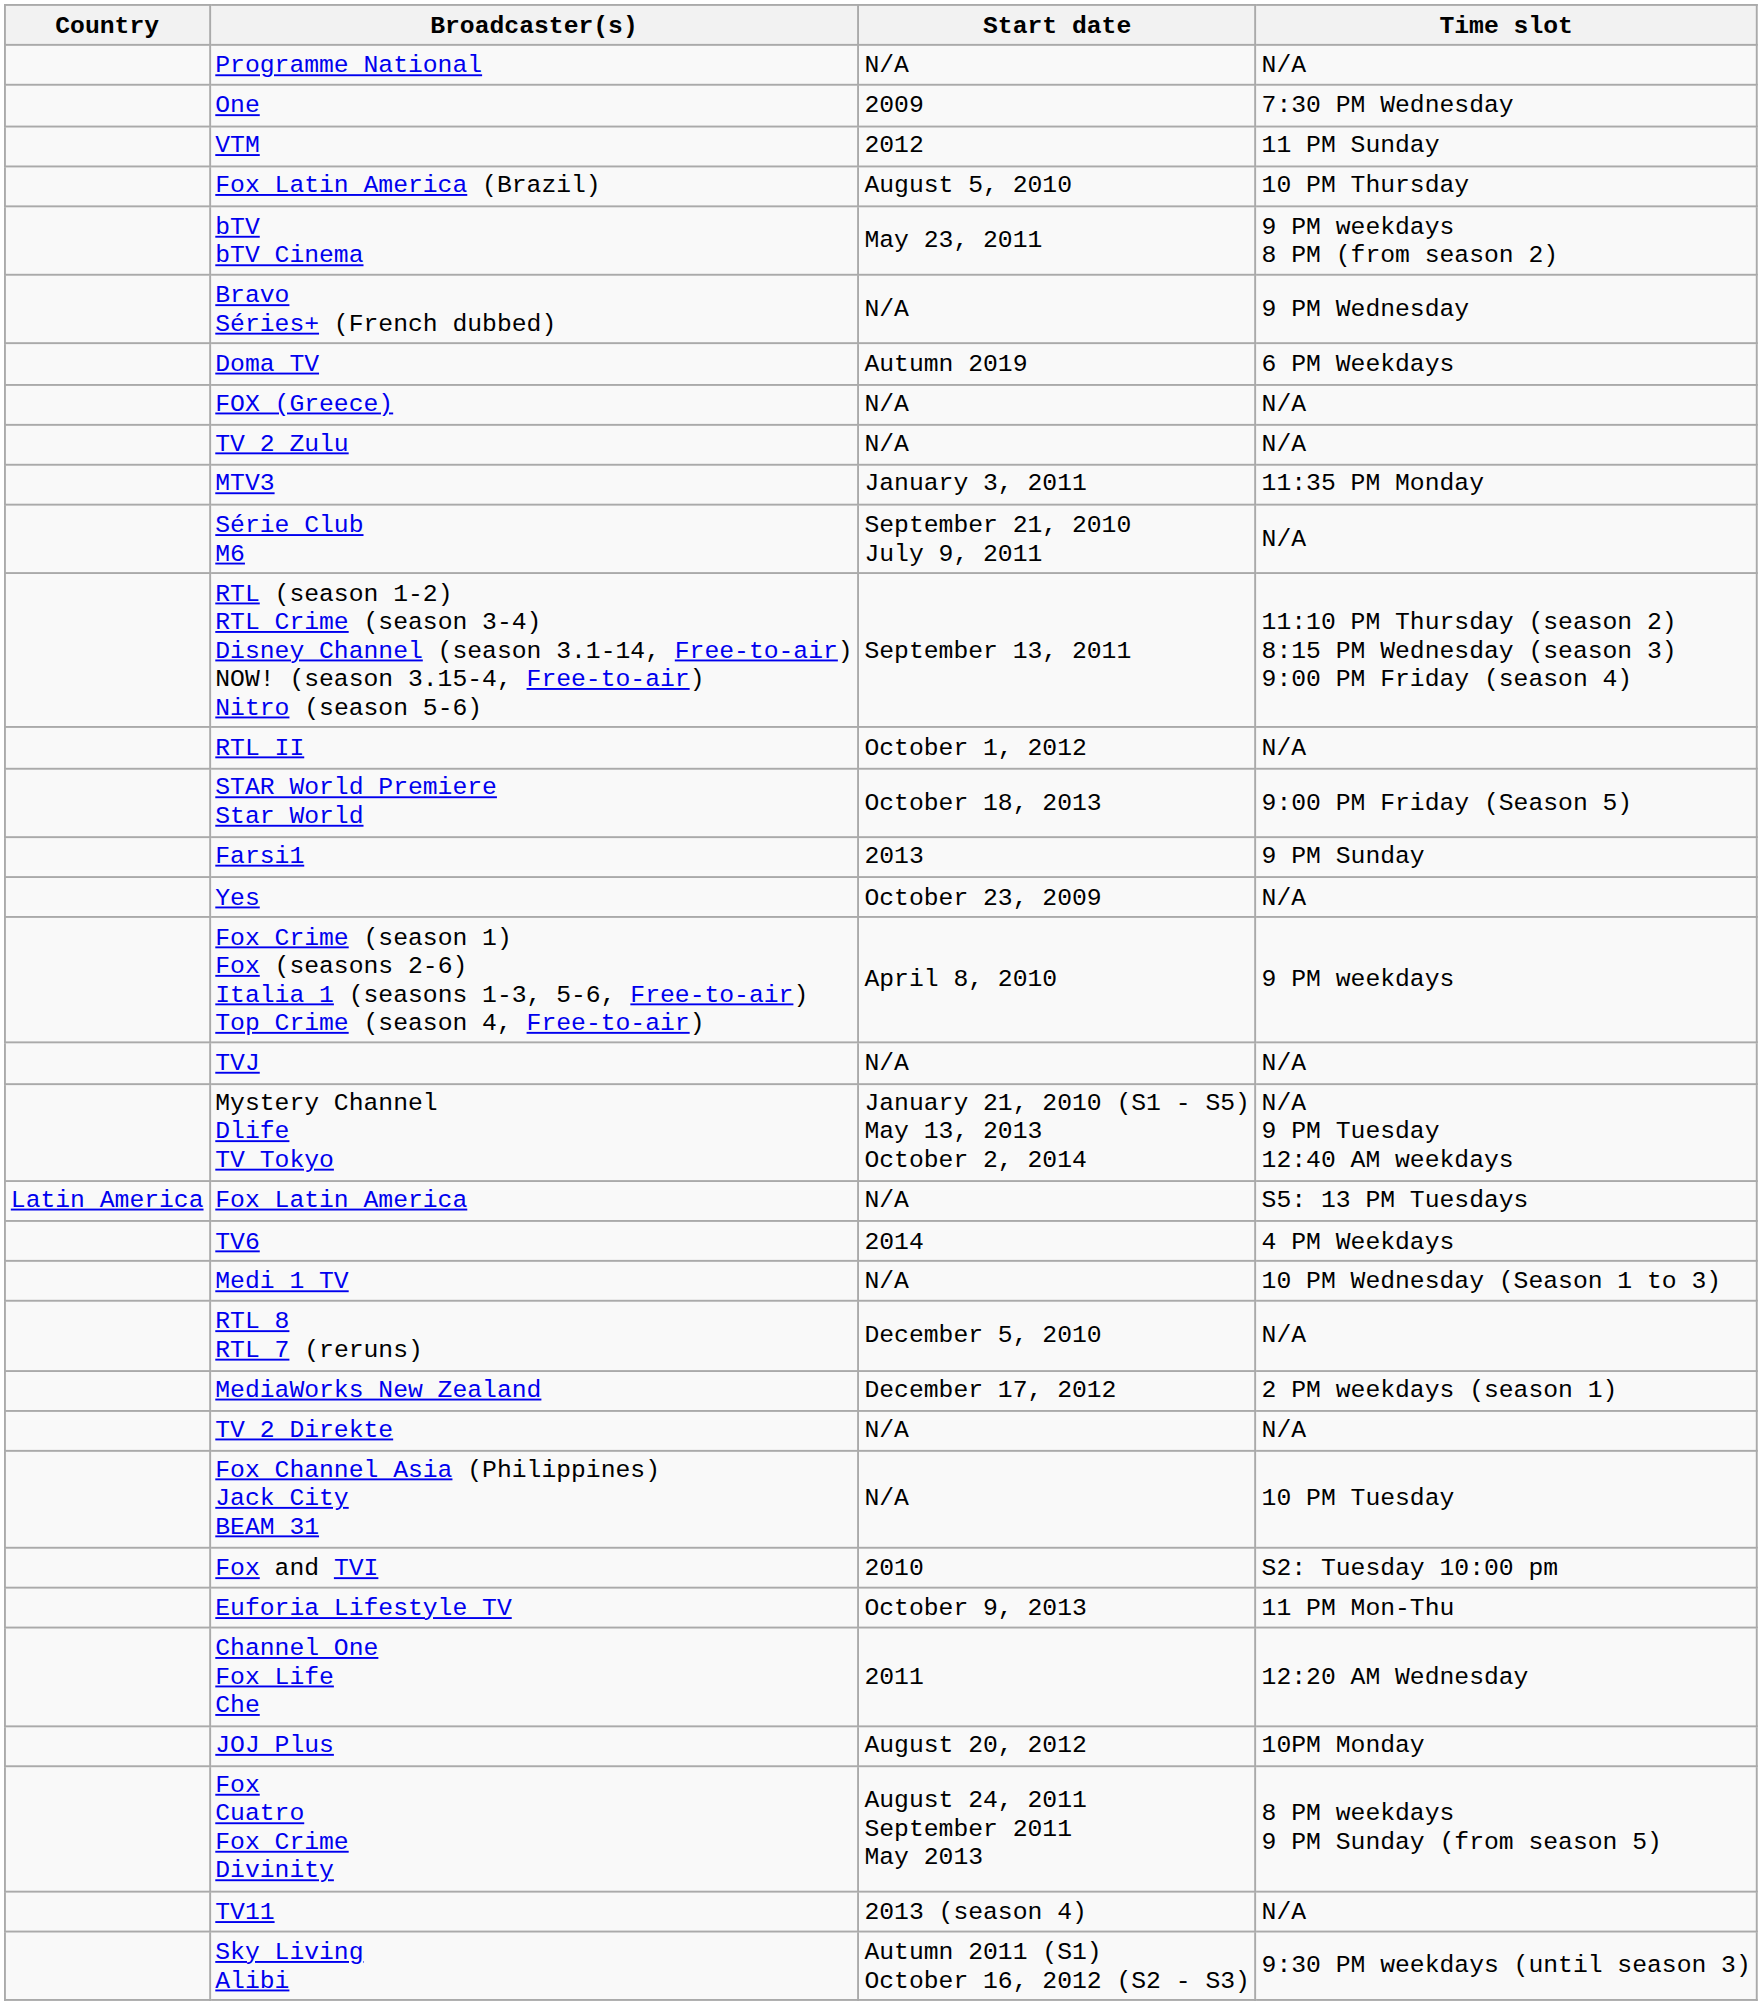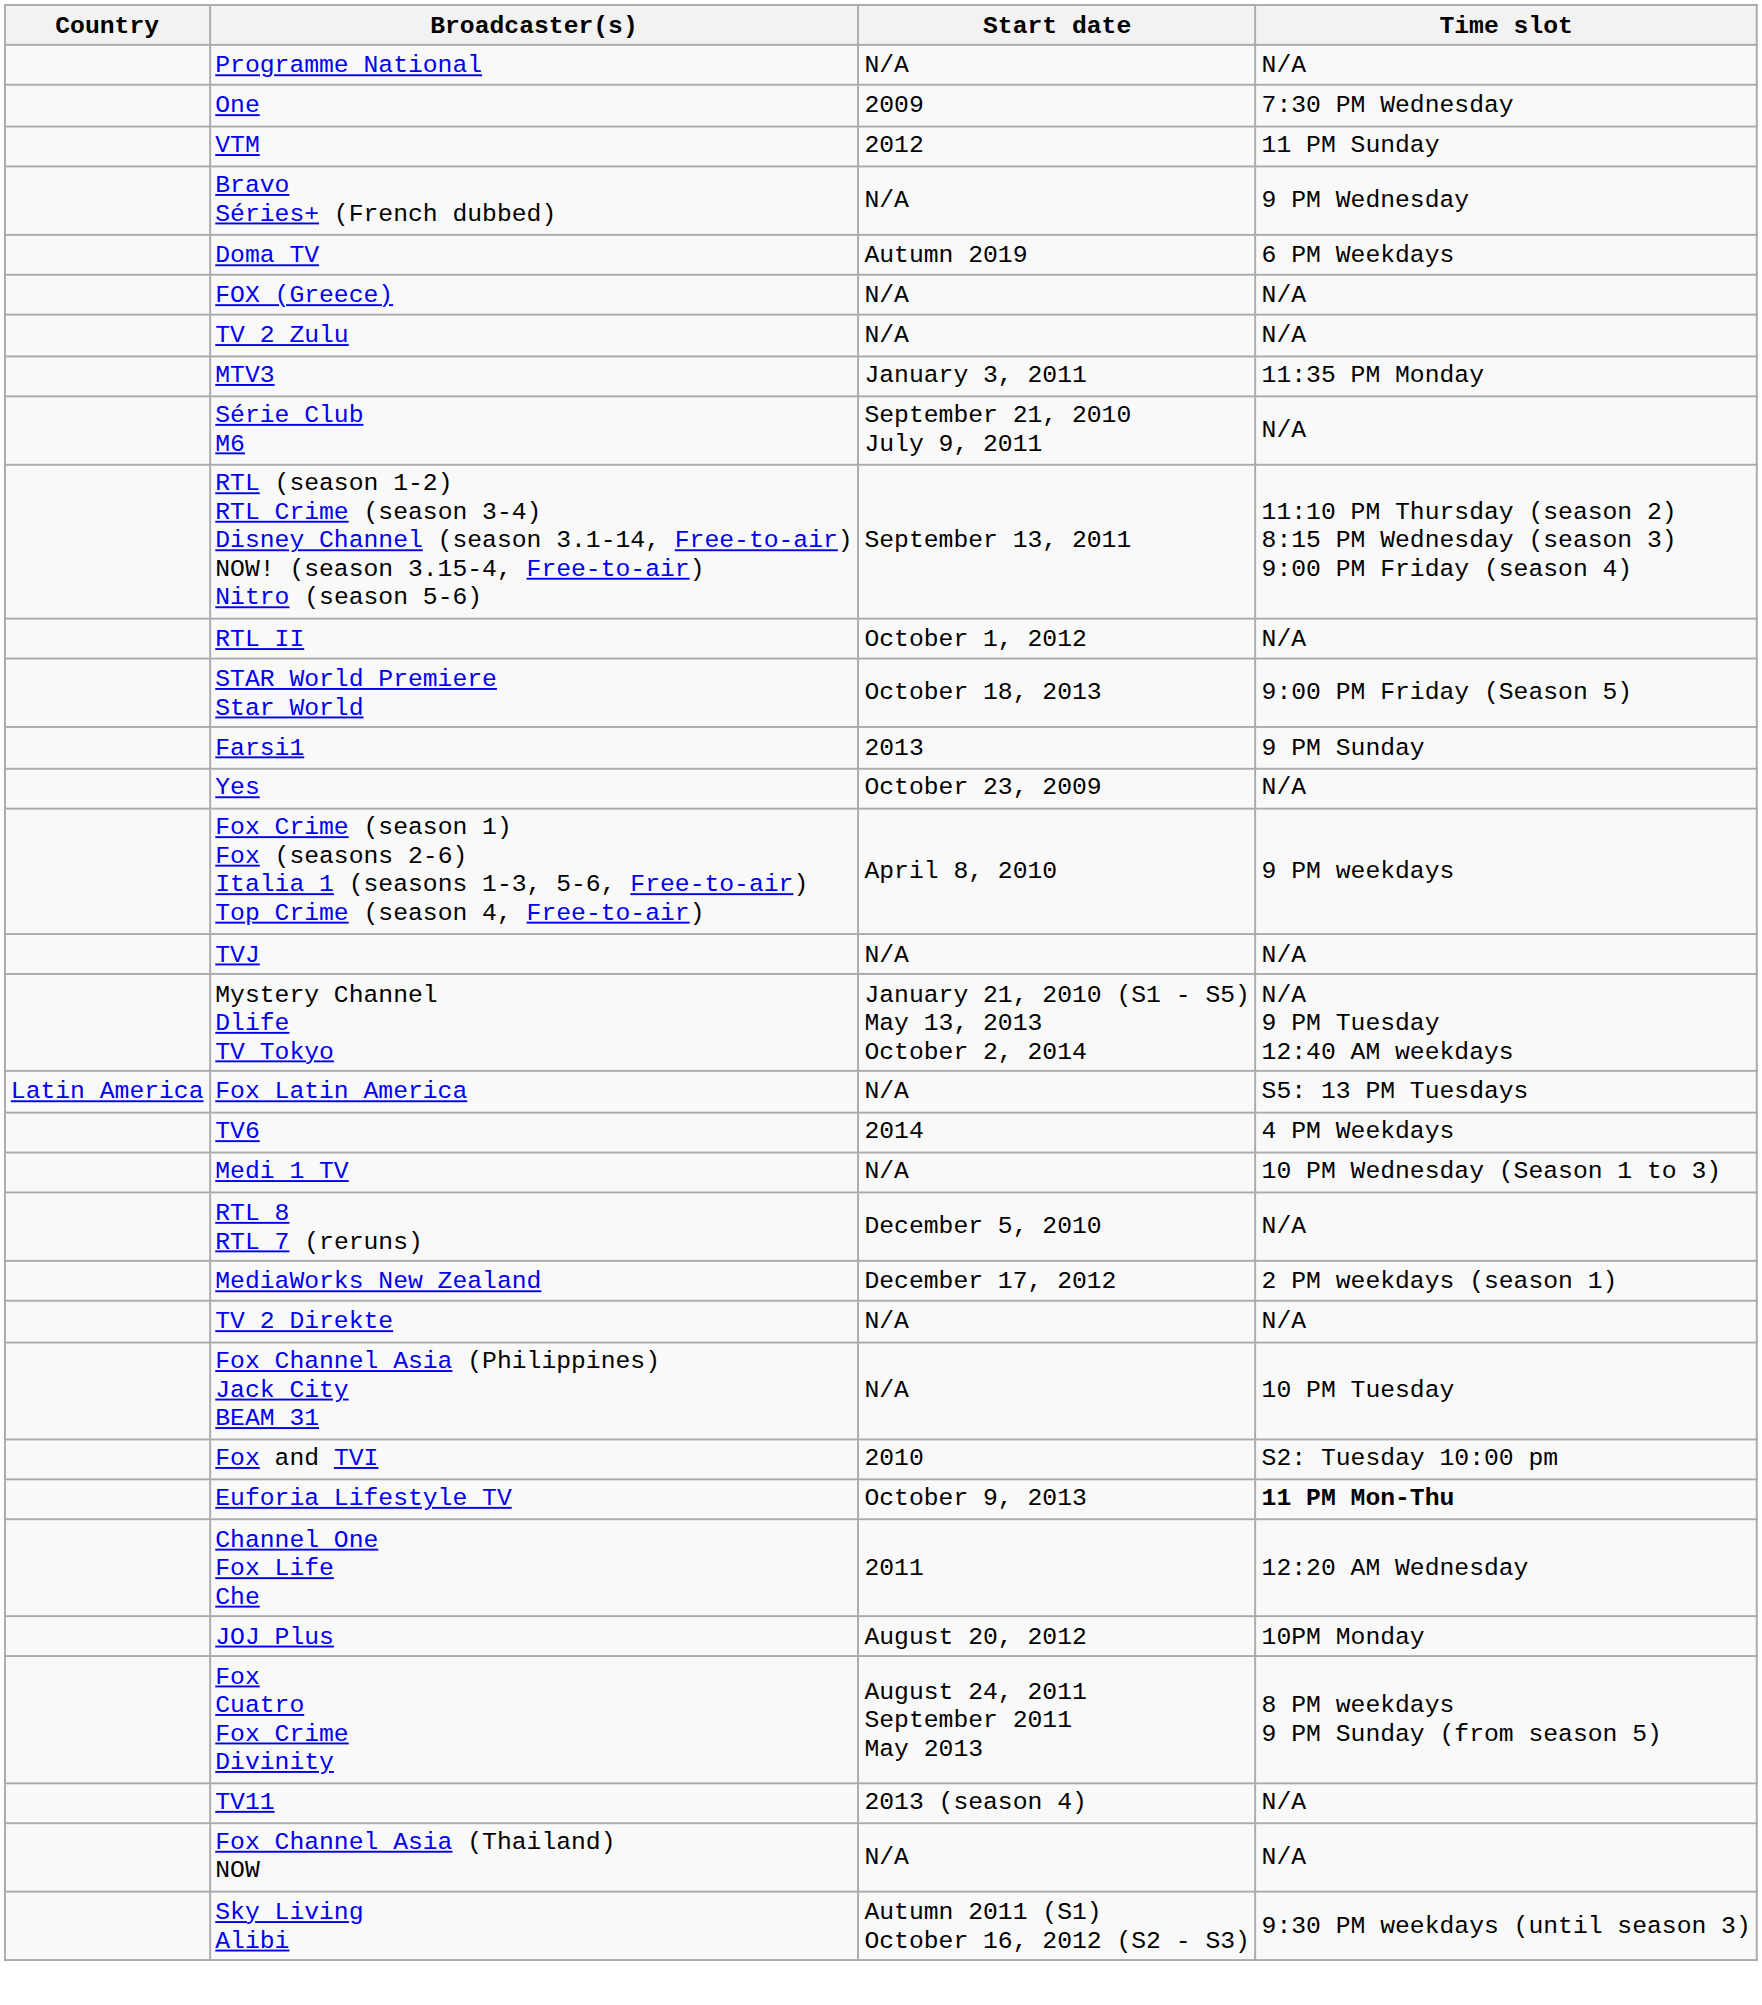- row: (408, 186)
- row: (289, 241)
(1358, 1608) normal -> (1358, 1499) bold
+ row: (415, 1857)
